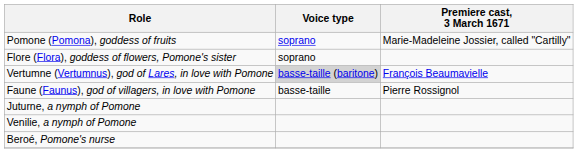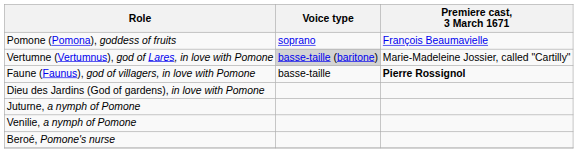(477, 40) Marie-Madeleine Jossier, called "Cartilly" -> (435, 40) François Beaumavielle
- row: (121, 57)
(435, 73) François Beaumavielle -> (477, 57) Marie-Madeleine Jossier, called "Cartilly"
(421, 90) normal -> (424, 73) bold
+ row: (136, 90)
